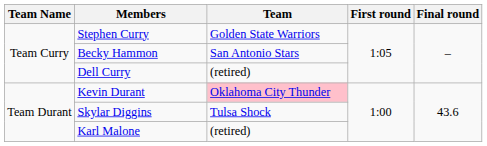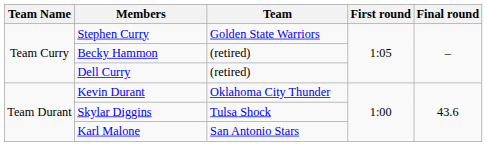(255, 53) San Antonio Stars -> (230, 53) (retired)
(270, 92) pink background -> (270, 92) no background
(230, 131) (retired) -> (255, 131) San Antonio Stars
